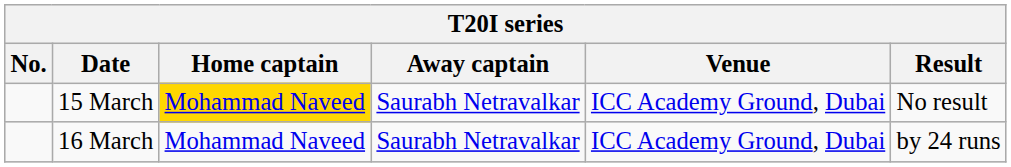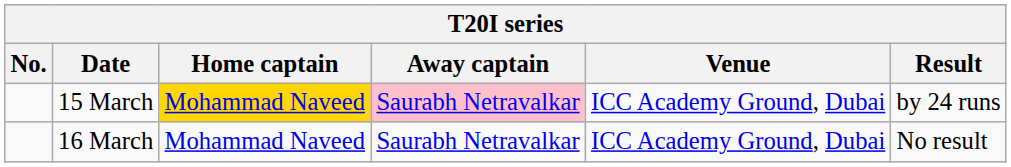(478, 102) no background -> (478, 102) pink background
(942, 102) No result -> (949, 102) by 24 runs
(949, 141) by 24 runs -> (942, 141) No result
